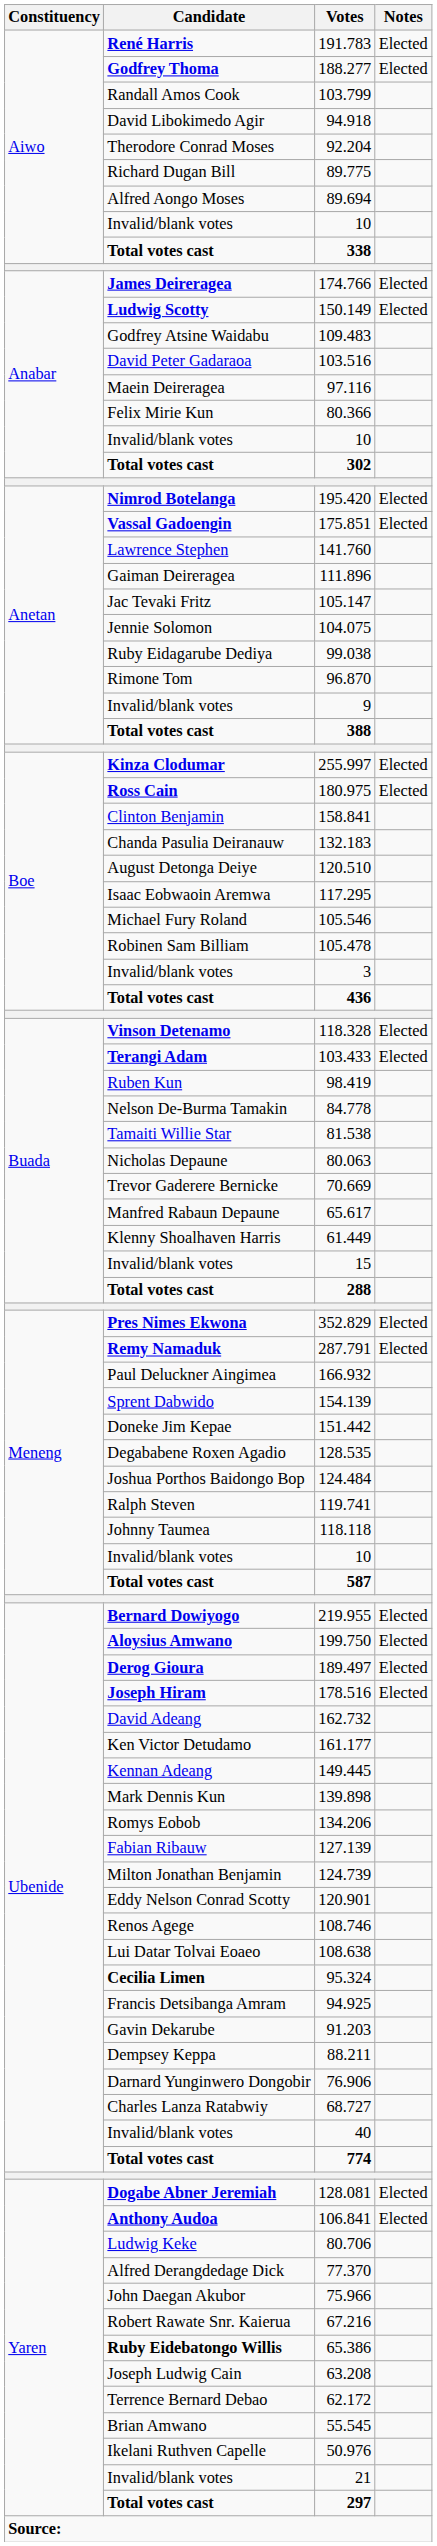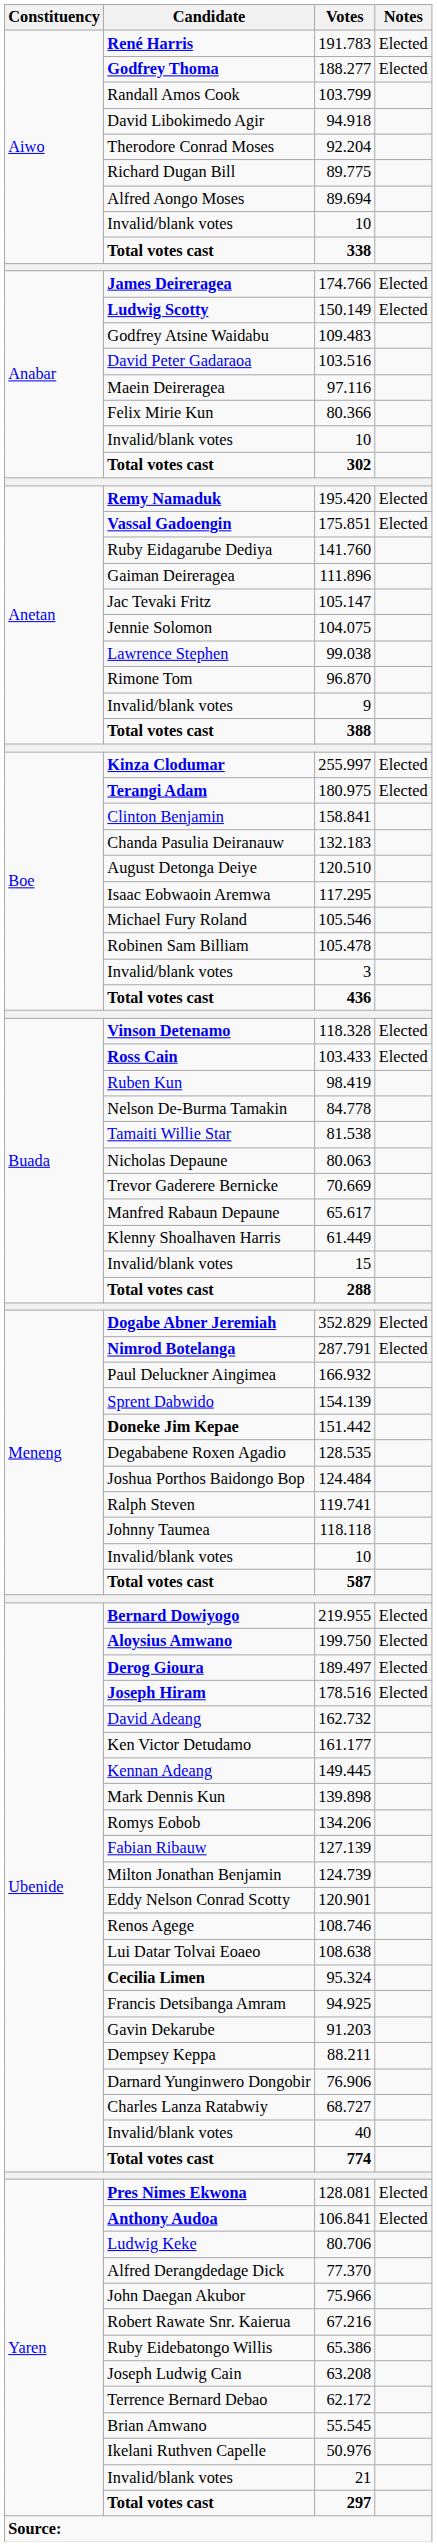(171, 498) Nimrod Botelanga -> (164, 498) Remy Namaduk
(168, 550) Lawrence Stephen -> (190, 550) Ruby Eidagarube Dediya
(190, 653) Ruby Eidagarube Dediya -> (168, 653) Lawrence Stephen
(143, 790) Ross Cain -> (157, 790) Terangi Adam
(157, 1056) Terangi Adam -> (143, 1056) Ross Cain
(177, 1323) Pres Nimes Ekwona -> (192, 1323) Dogabe Abner Jeremiah
(164, 1349) Remy Namaduk -> (171, 1349) Nimrod Botelanga
(169, 1426) normal -> (173, 1426) bold
(192, 2192) Dogabe Abner Jeremiah -> (177, 2192) Pres Nimes Ekwona
(195, 2347) bold -> (190, 2347) normal
